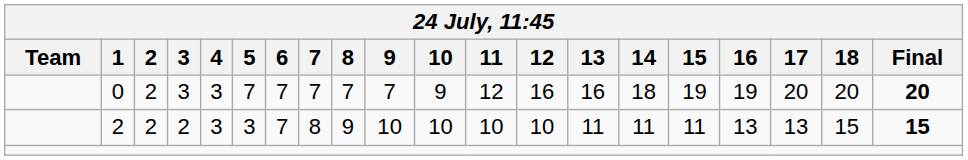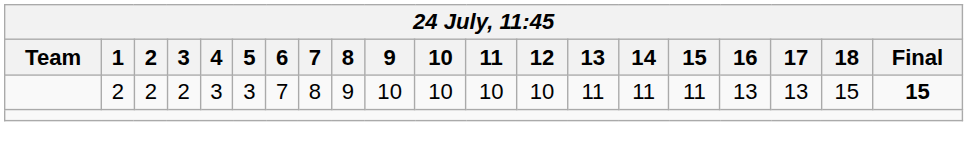- row: (118, 92)
